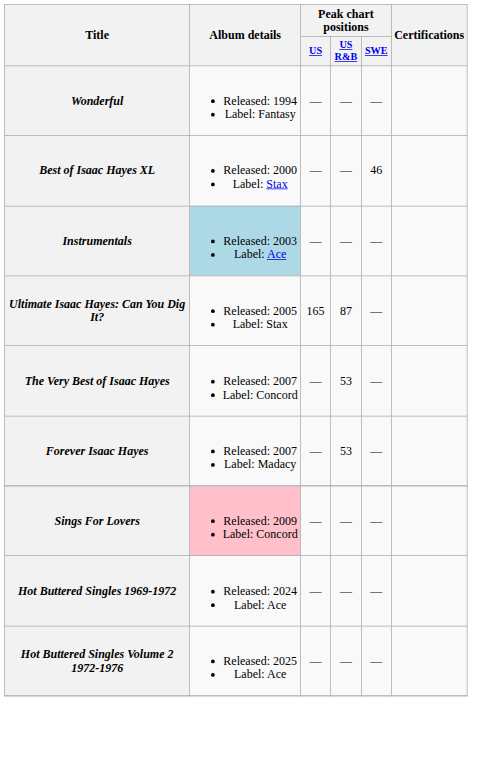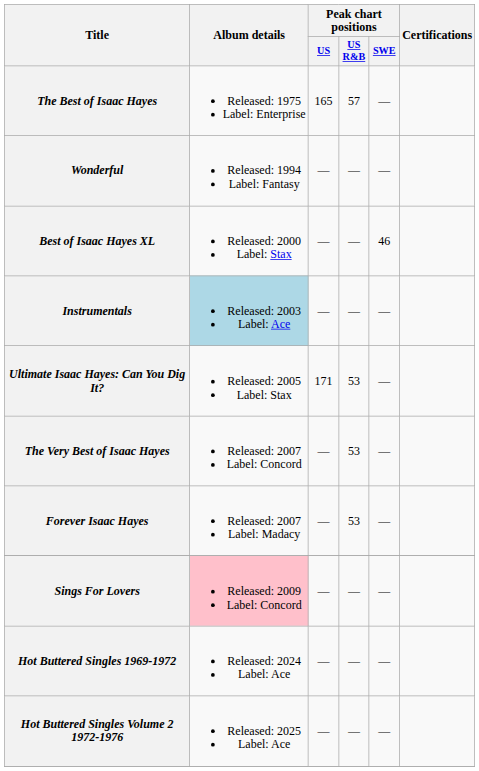+ row: (97, 100)
(316, 310) 165 -> (324, 380) 171
(346, 310) 87 -> (354, 380) 53
